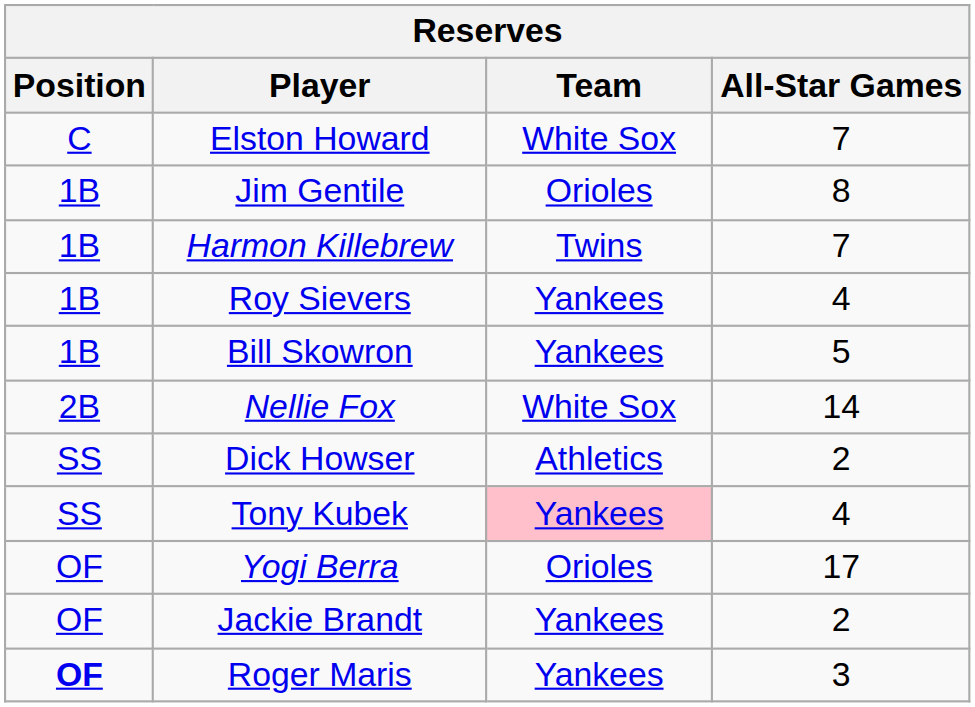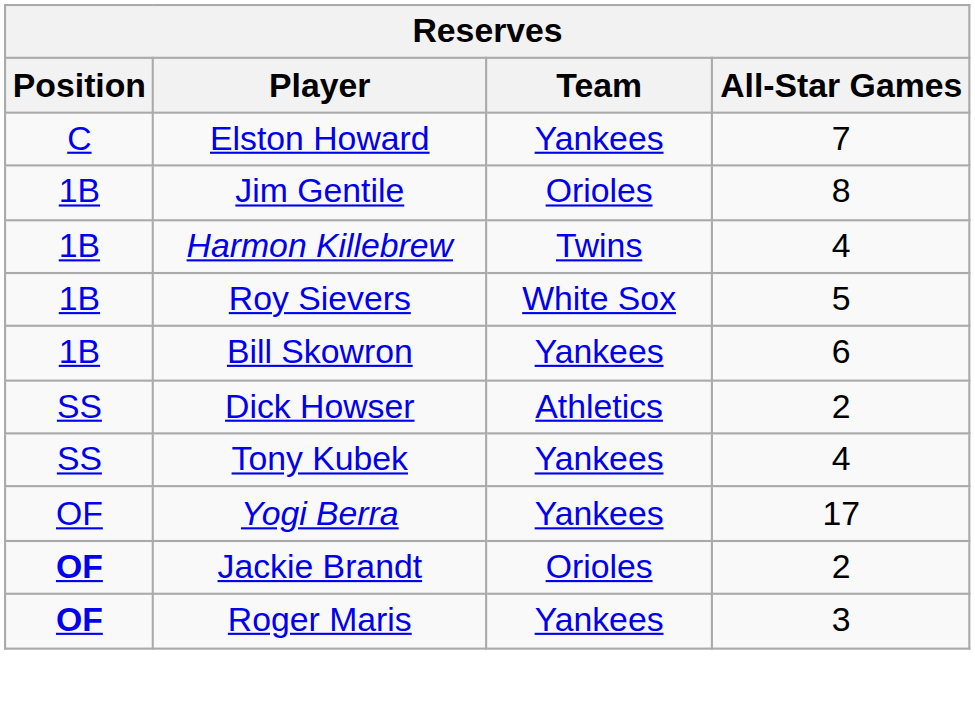(599, 138) White Sox -> (599, 138) Yankees
(841, 245) 7 -> (841, 245) 4
(599, 298) Yankees -> (599, 298) White Sox
(841, 298) 4 -> (841, 298) 5
(841, 352) 5 -> (841, 352) 6
- row: (320, 406)
(599, 513) pink background -> (599, 459) no background
(599, 566) Orioles -> (599, 513) Yankees
(79, 620) normal -> (79, 566) bold
(599, 620) Yankees -> (599, 566) Orioles
